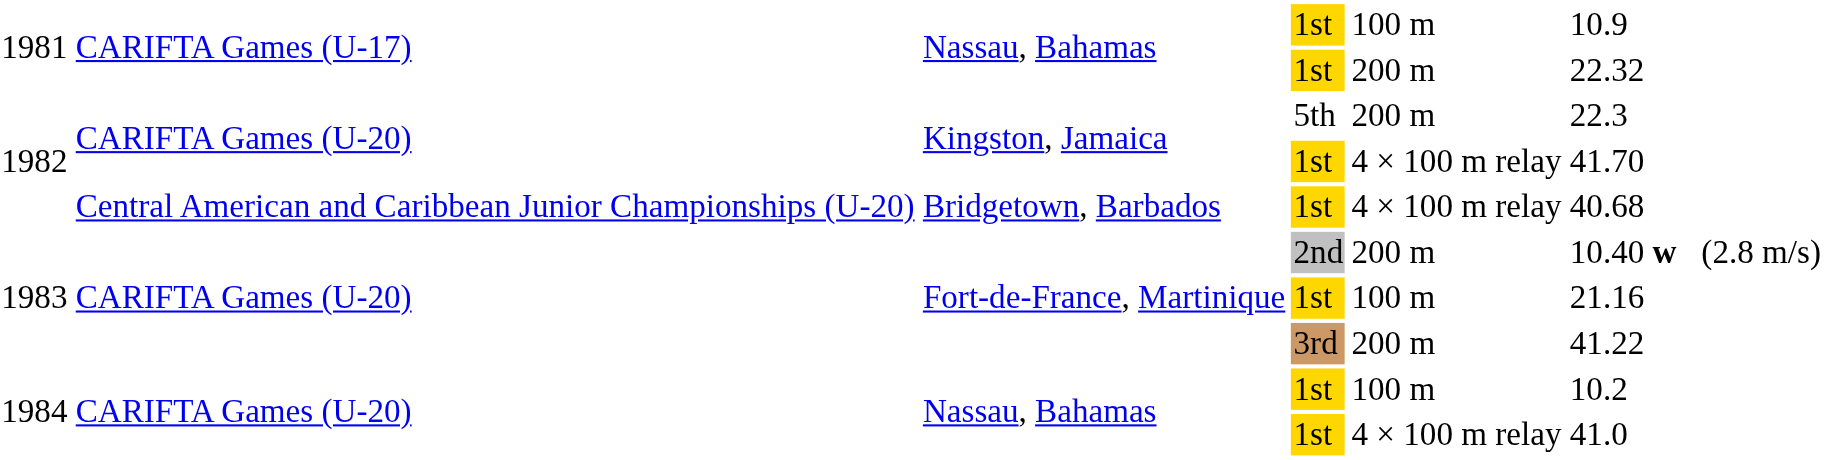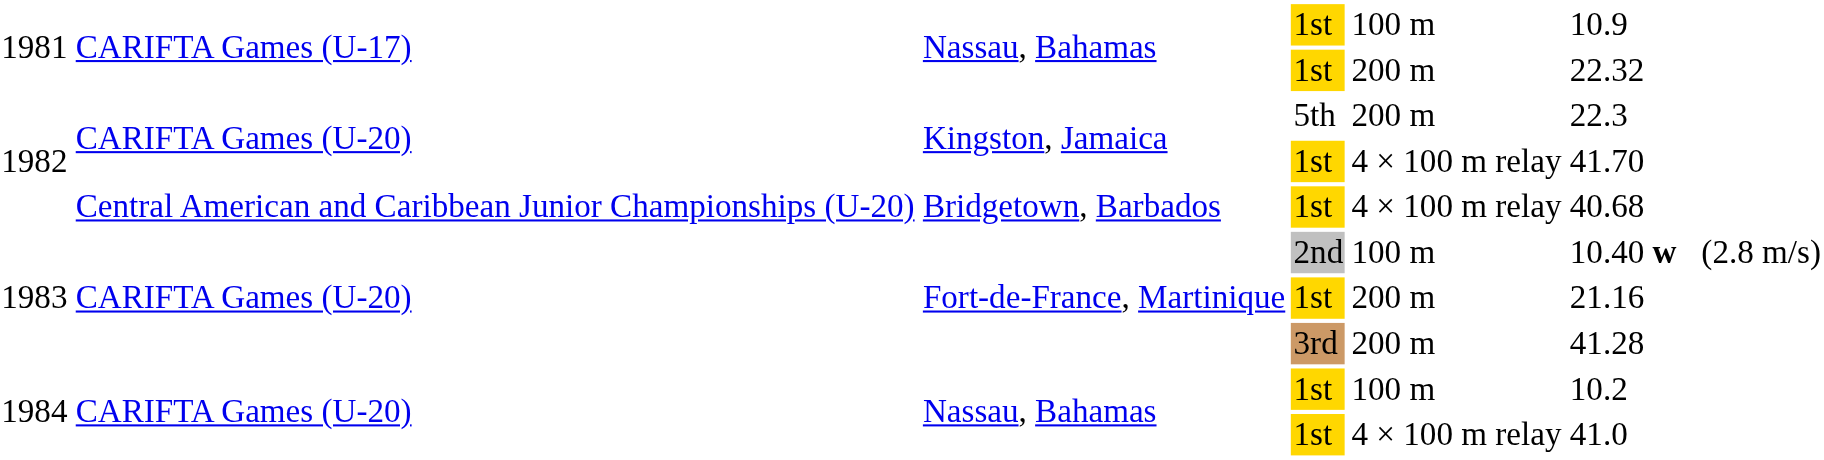(1393, 252) 200 m -> (1393, 252) 100 m
(1393, 297) 100 m -> (1393, 297) 200 m
(1607, 343) 41.22 -> (1607, 343) 41.28
